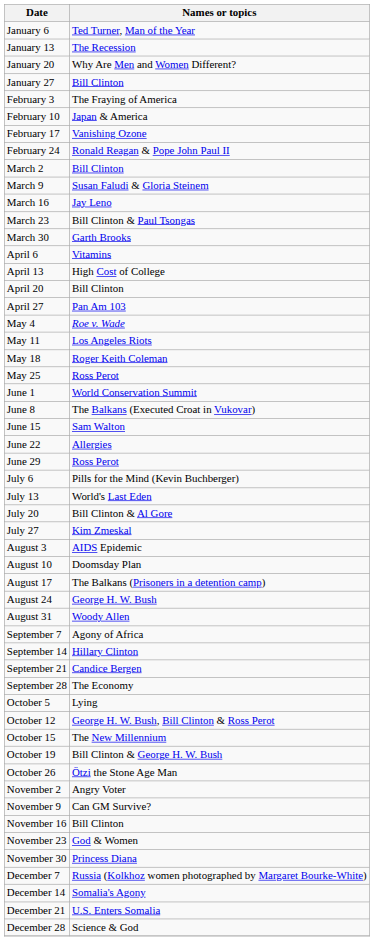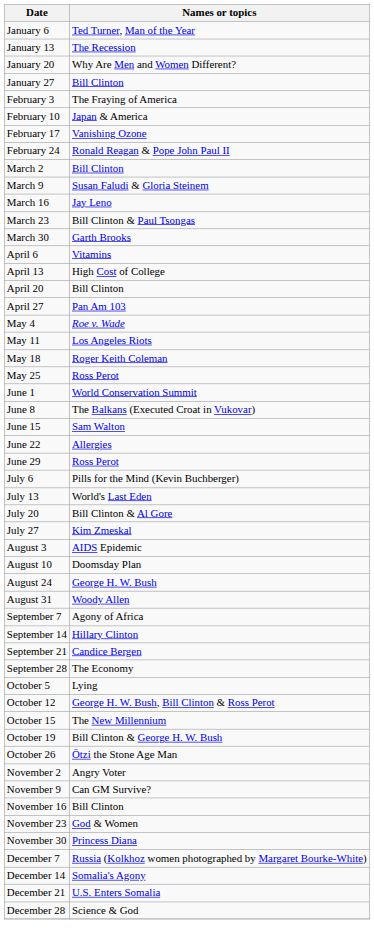- row: (29, 582)
